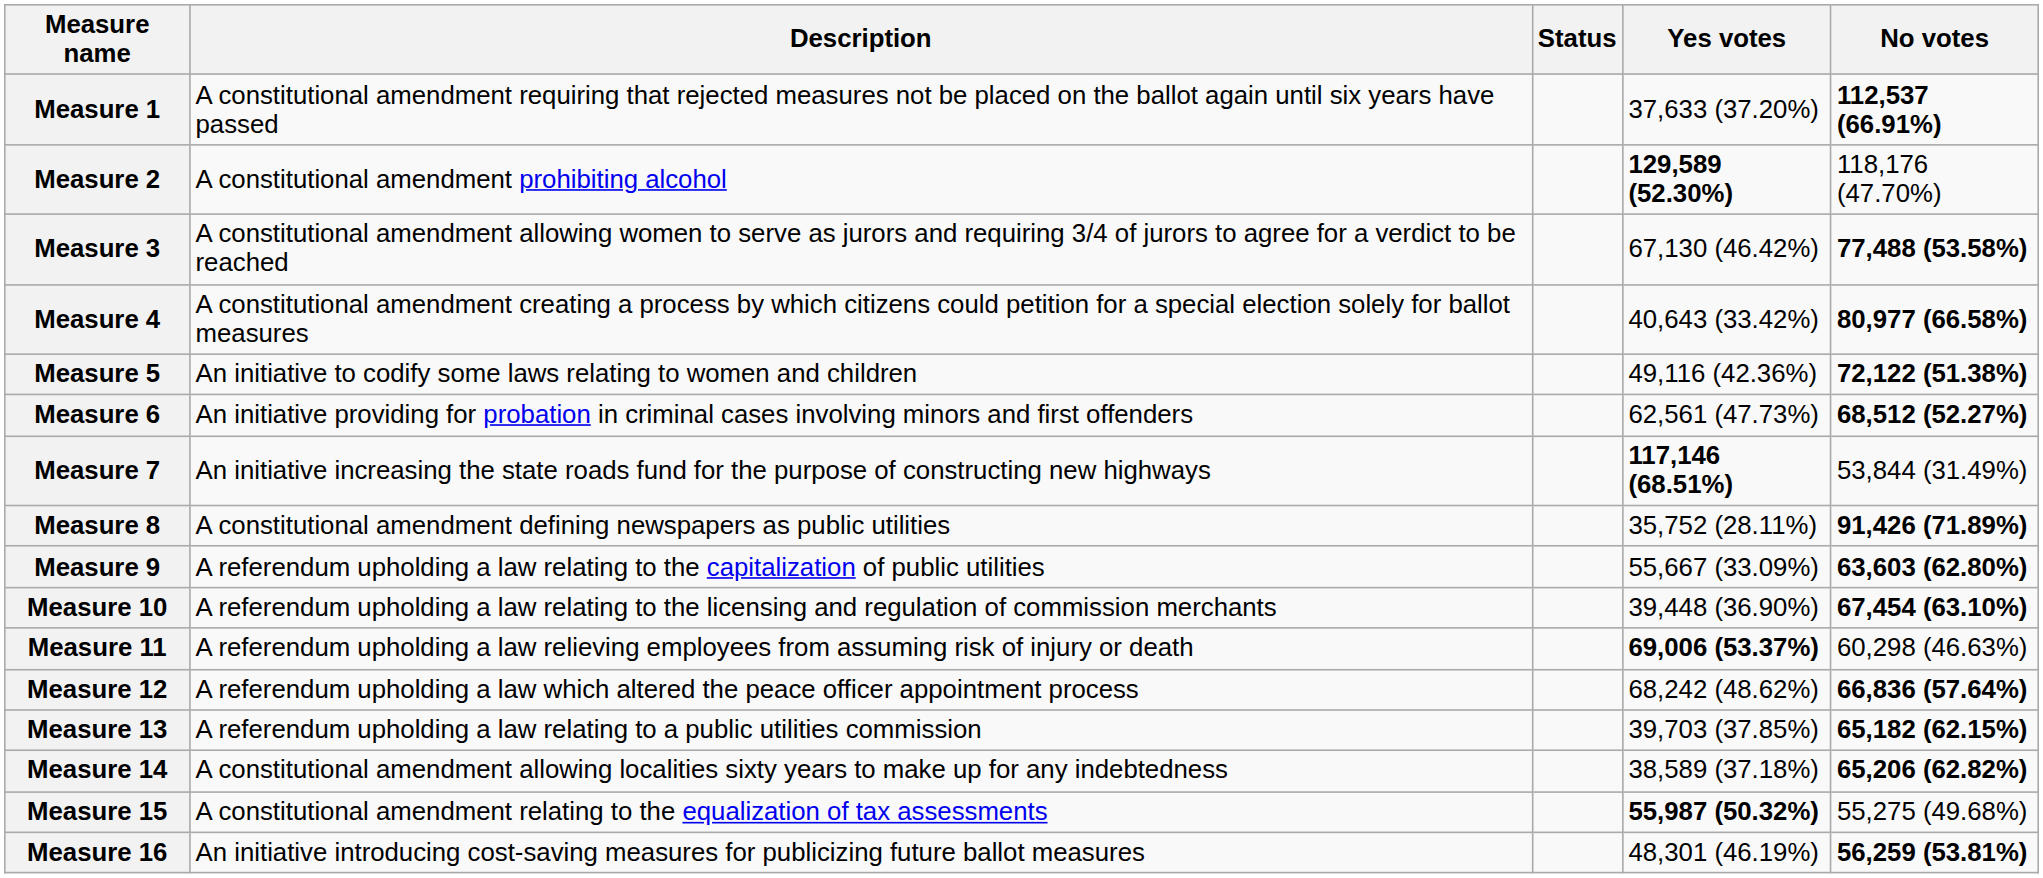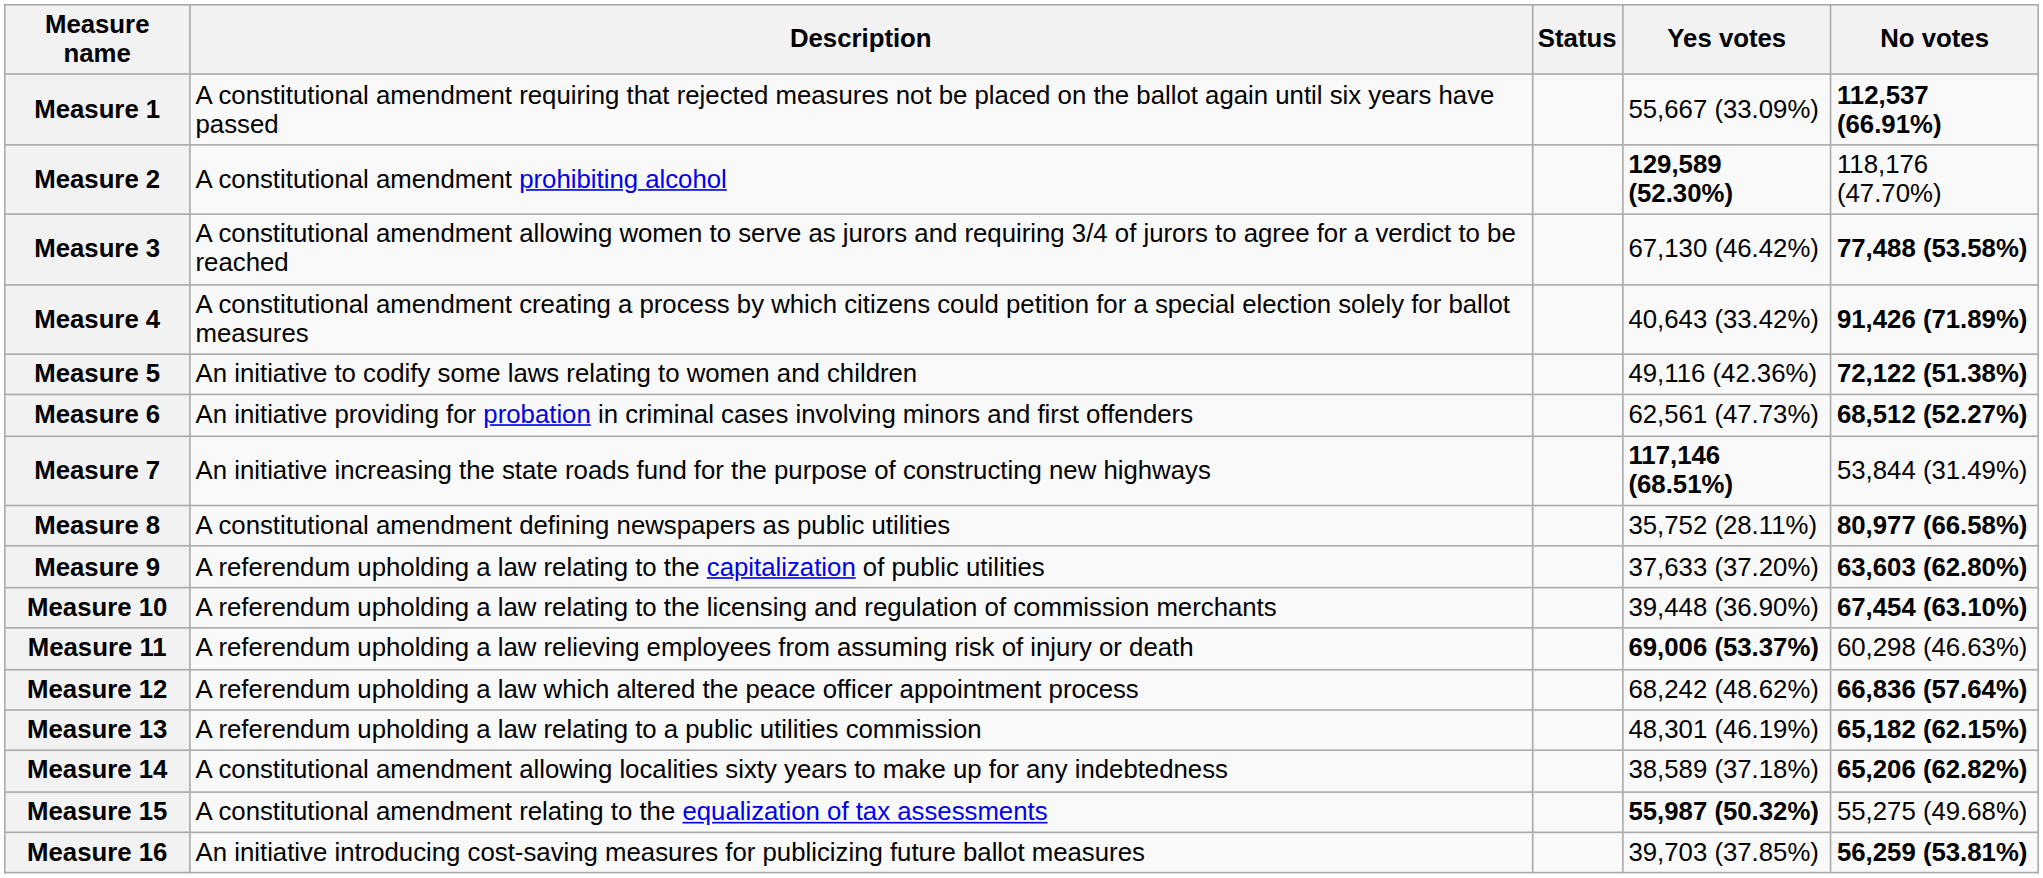(1724, 109) 37,633 (37.20%) -> (1724, 109) 55,667 (33.09%)
(1932, 318) 80,977 (66.58%) -> (1932, 318) 91,426 (71.89%)
(1932, 525) 91,426 (71.89%) -> (1932, 525) 80,977 (66.58%)
(1724, 566) 55,667 (33.09%) -> (1724, 566) 37,633 (37.20%)
(1724, 729) 39,703 (37.85%) -> (1724, 729) 48,301 (46.19%)
(1724, 852) 48,301 (46.19%) -> (1724, 852) 39,703 (37.85%)
